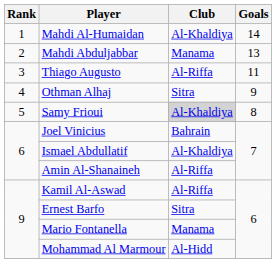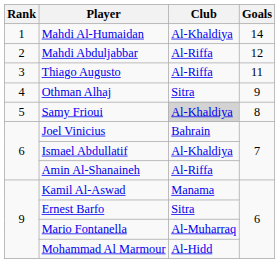(193, 53) Manama -> (192, 53) Al-Riffa
(254, 53) 13 -> (257, 53) 12
(192, 190) Al-Riffa -> (193, 190) Manama
(193, 229) Manama -> (204, 229) Al-Muharraq
